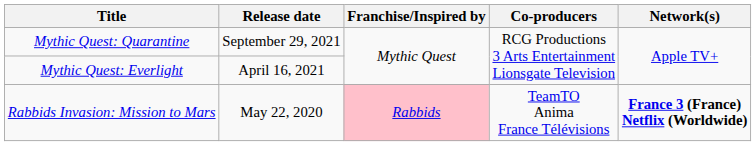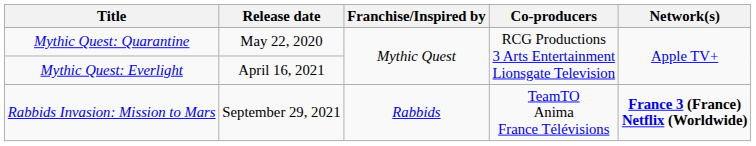(281, 41) September 29, 2021 -> (281, 41) May 22, 2020
(281, 112) May 22, 2020 -> (281, 112) September 29, 2021
(416, 112) pink background -> (416, 112) no background
